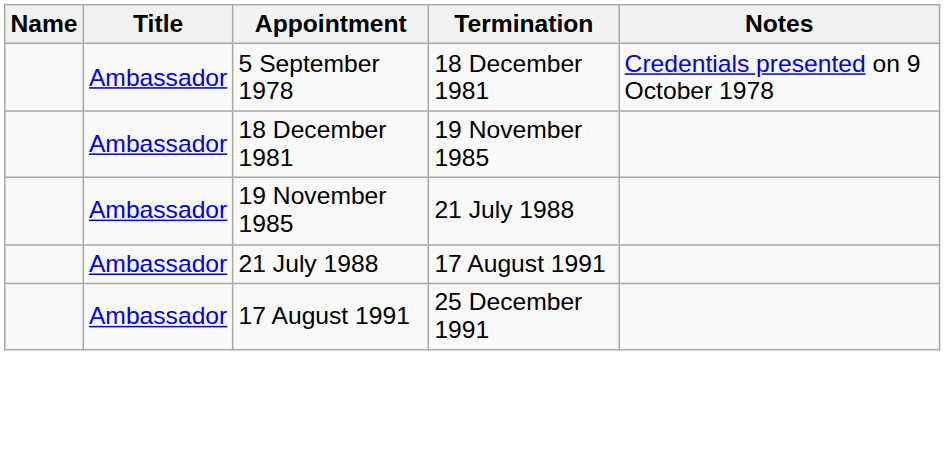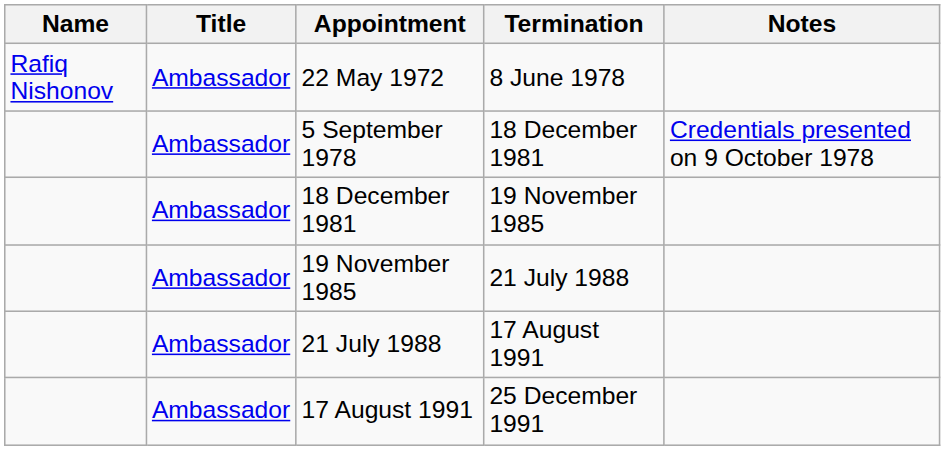+ row: (373, 76)
